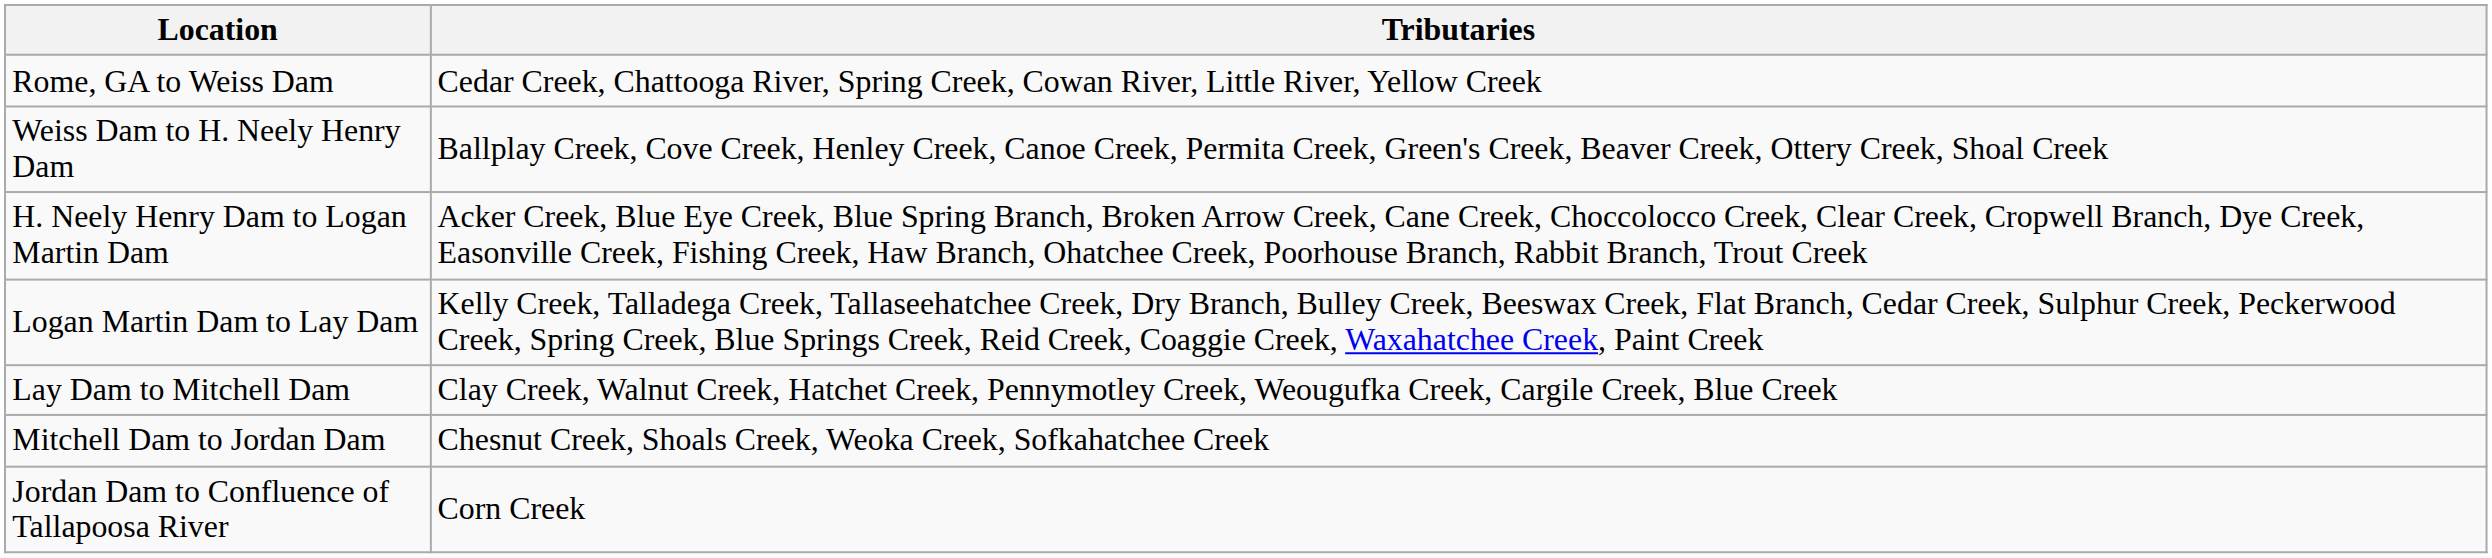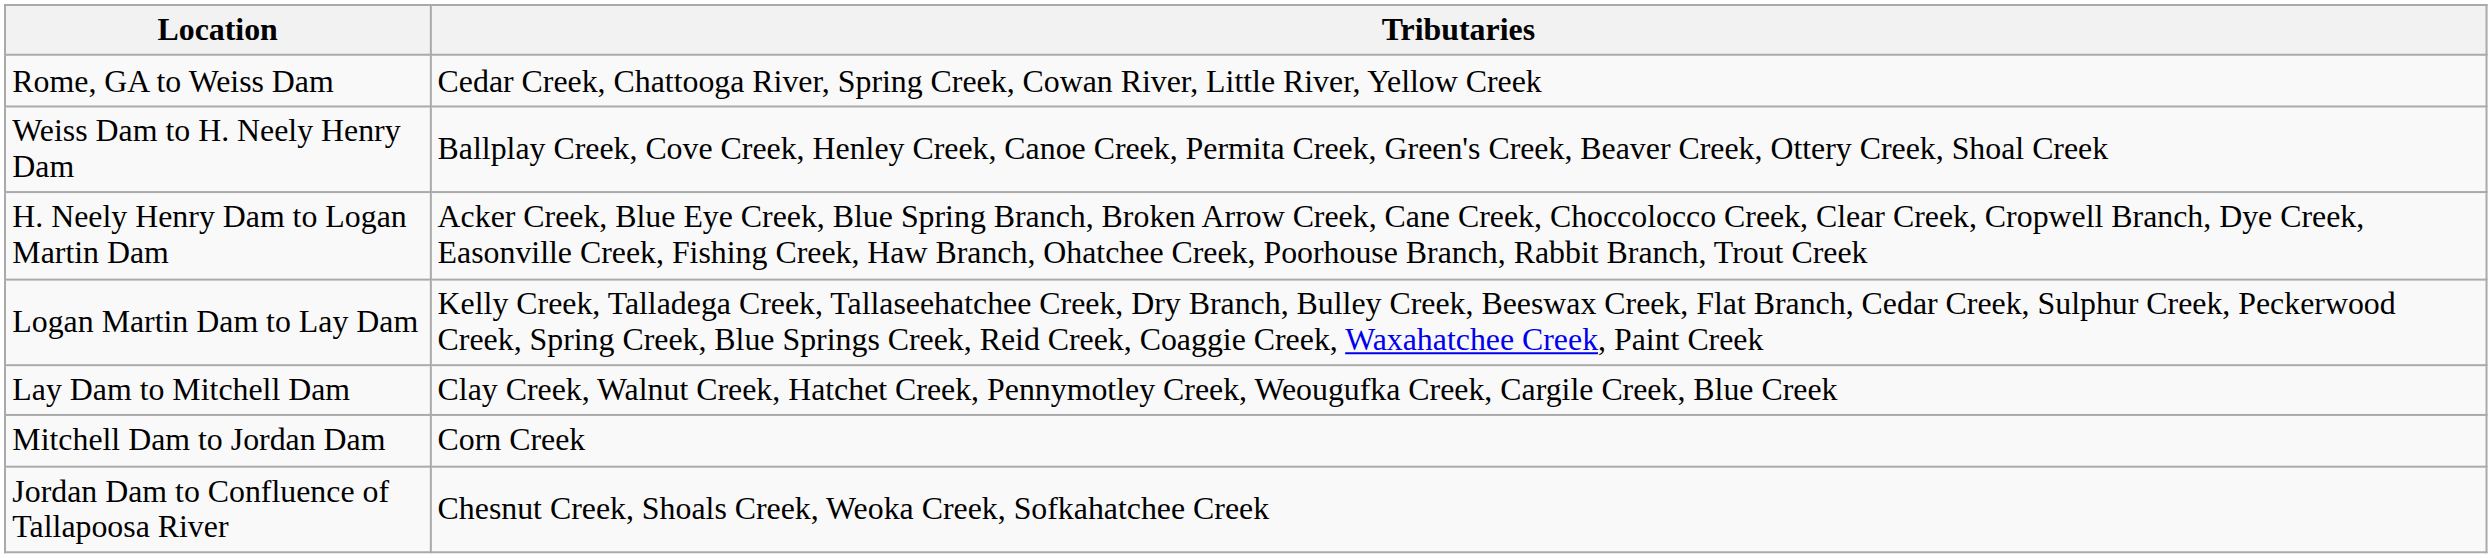(853, 440) Chesnut Creek, Shoals Creek, Weoka Creek, Sofkahatchee Creek -> (511, 440) Corn Creek
(511, 508) Corn Creek -> (853, 508) Chesnut Creek, Shoals Creek, Weoka Creek, Sofkahatchee Creek
